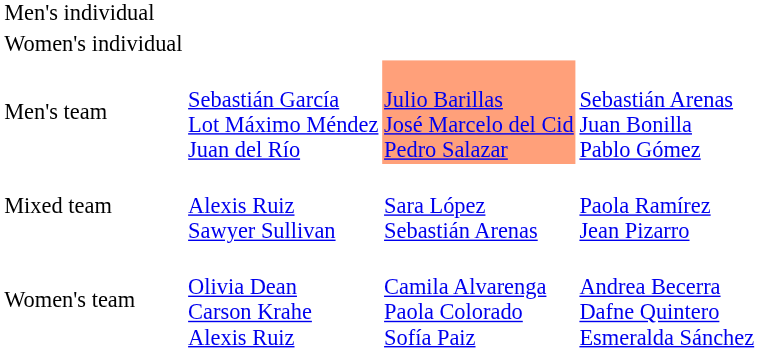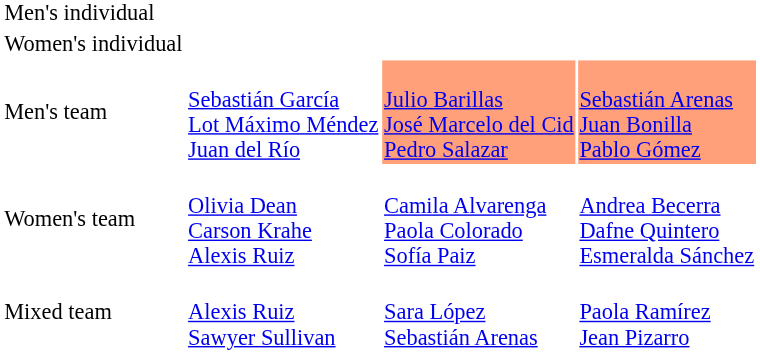(656, 124) no background -> (656, 124) lightsalmon background
rows swapped: (70, 299) <-> (58, 205)
